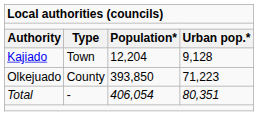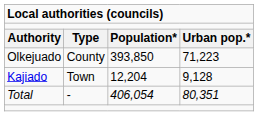rows swapped: (27, 57) <-> (34, 76)
